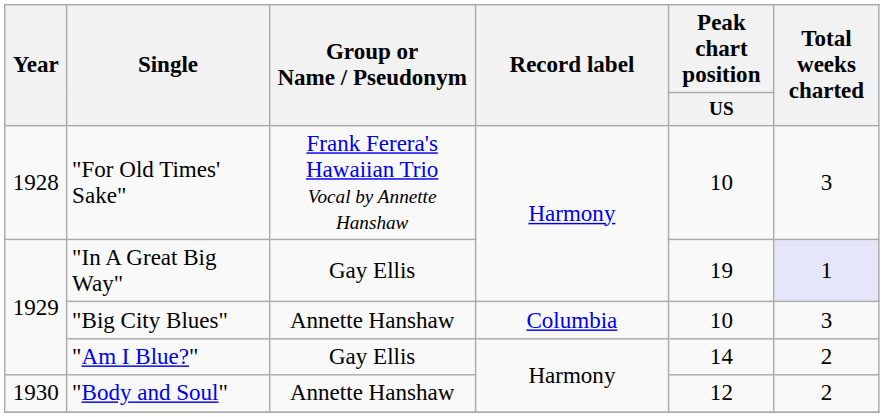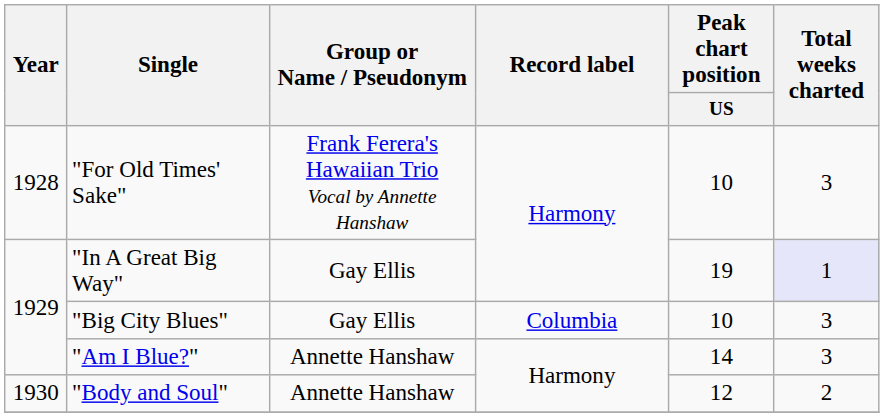(372, 320) Annette Hanshaw -> (372, 320) Gay Ellis
(372, 356) Gay Ellis -> (372, 356) Annette Hanshaw
(826, 356) 2 -> (826, 356) 3
